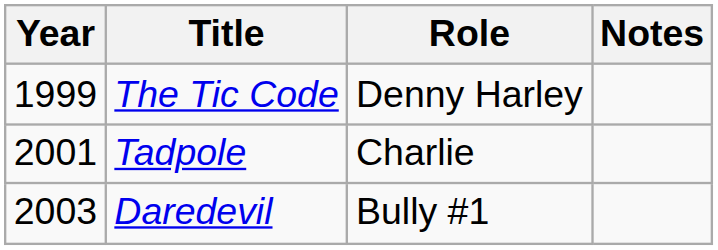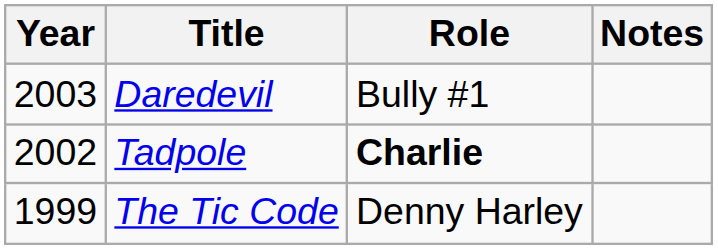rows swapped: (227, 93) <-> (193, 212)
(55, 152) 2001 -> (55, 152) 2002
(415, 152) normal -> (419, 152) bold
